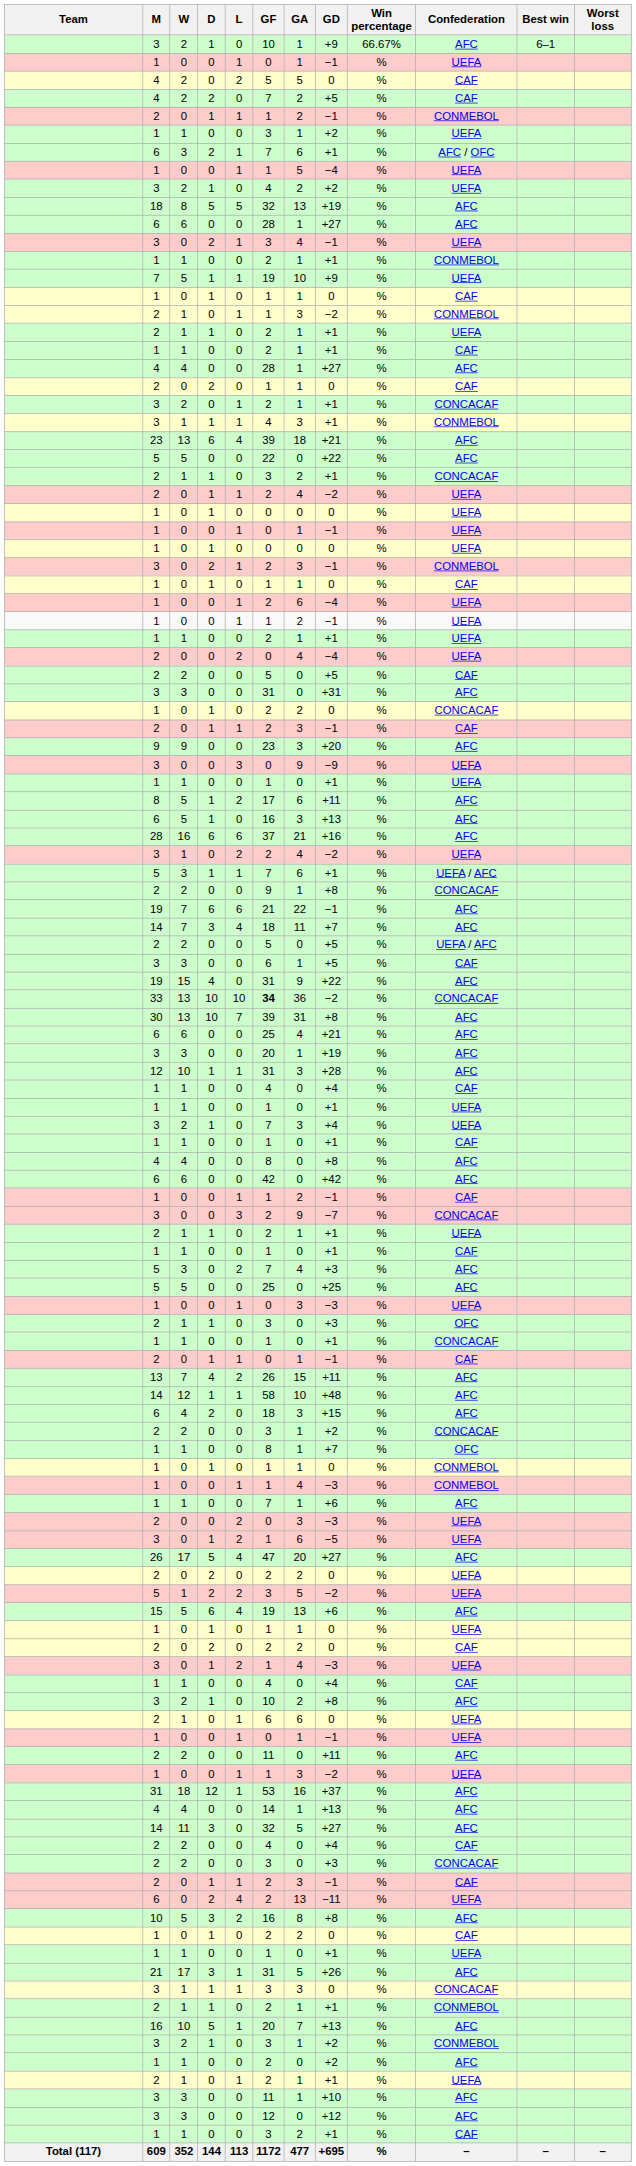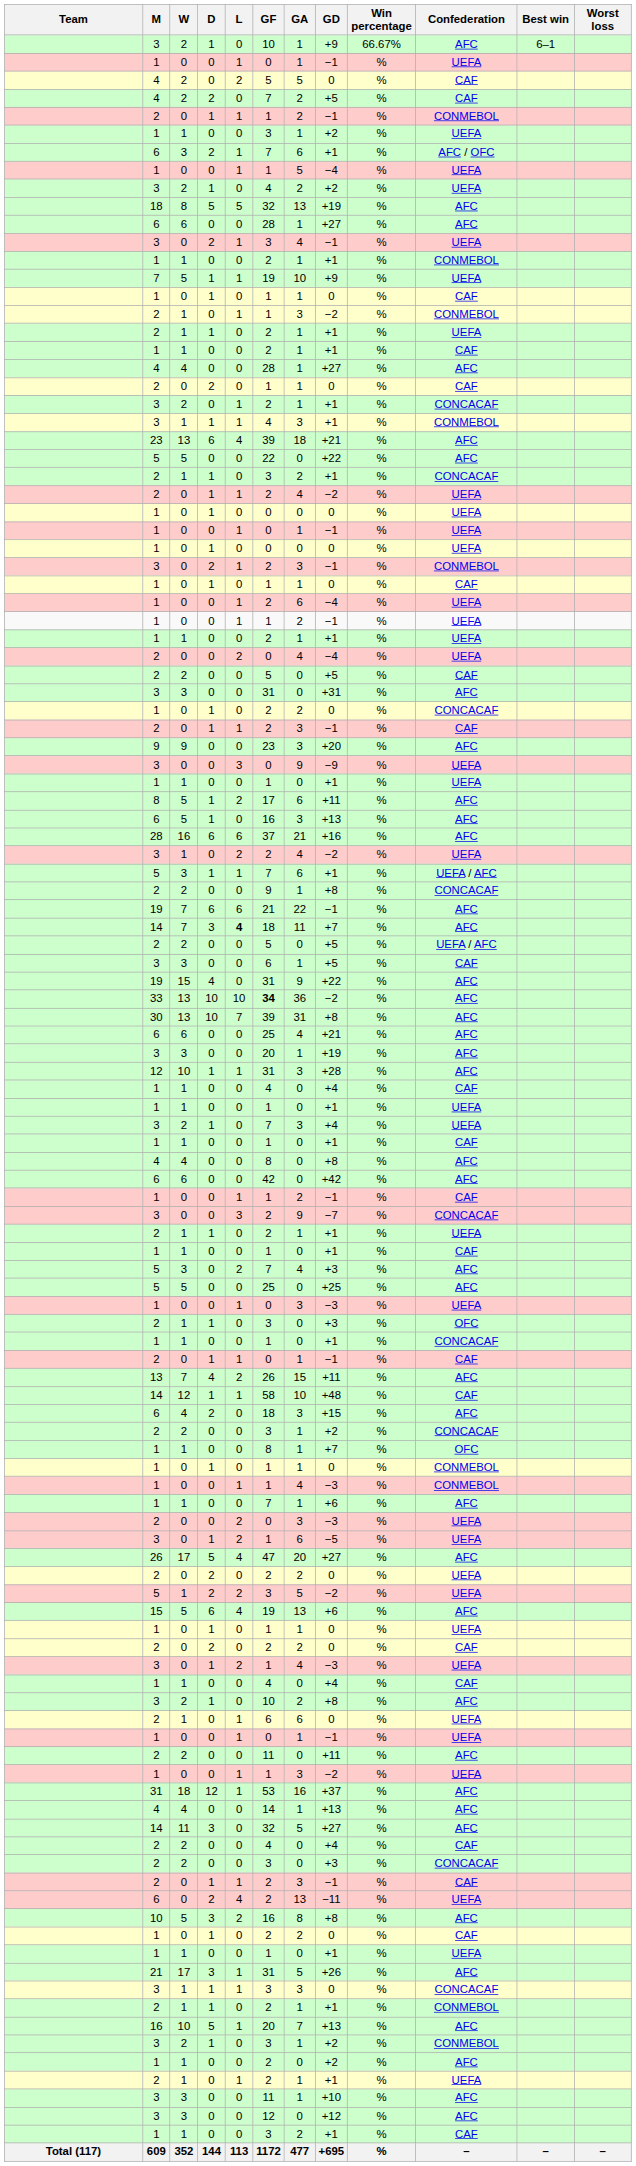(239, 927) normal -> (239, 927) bold
(466, 999) CONCACAF -> (466, 999) AFC
(466, 1395) AFC -> (466, 1395) CAF
